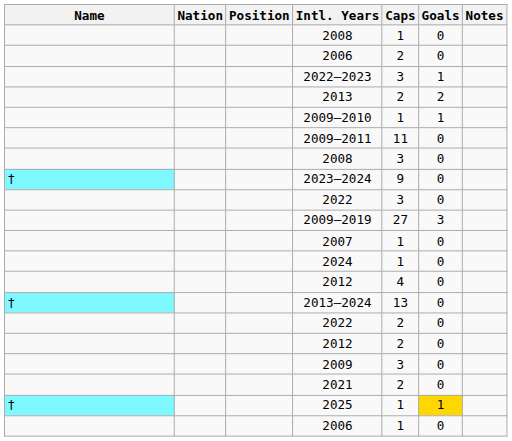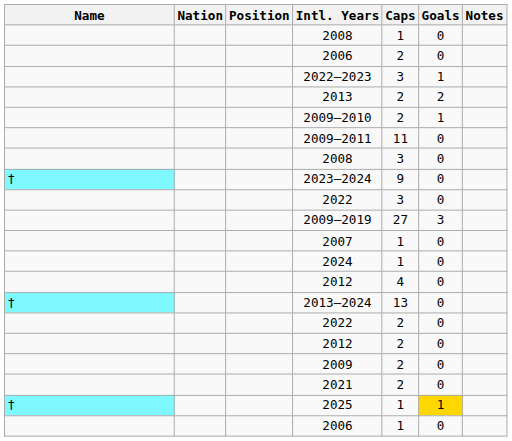(400, 118) 1 -> (400, 118) 2
(400, 364) 3 -> (400, 364) 2
